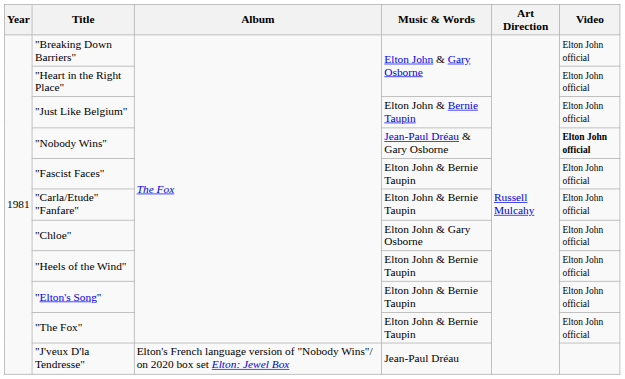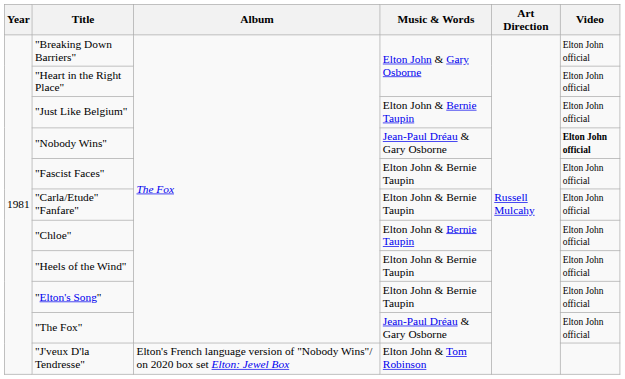(427, 235) Elton John & Gary Osborne -> (430, 235) Elton John & Bernie Taupin
(431, 327) Elton John & Bernie Taupin -> (426, 327) Jean-Paul Dréau & Gary Osborne
(422, 358) Jean-Paul Dréau -> (425, 358) Elton John & Tom Robinson
